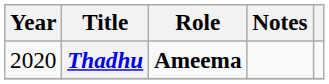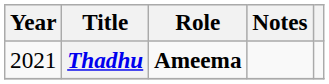(33, 59) 2020 -> (33, 59) 2021
